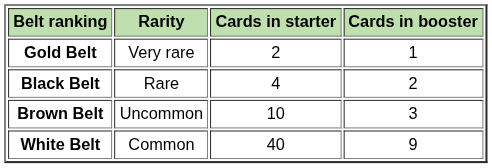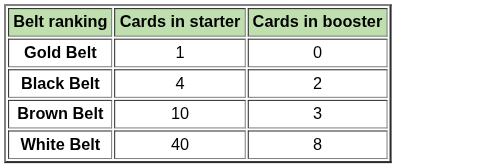- column: (161, 22)
(276, 52) 2 -> (180, 52) 1
(413, 52) 1 -> (317, 52) 0
(413, 144) 9 -> (317, 144) 8
